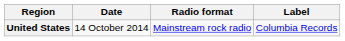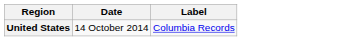- column: (202, 12)
